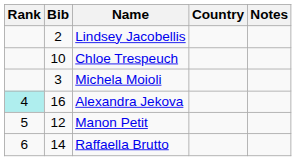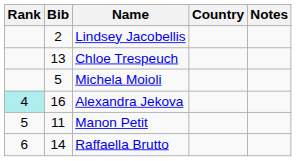(58, 58) 10 -> (58, 58) 13
(58, 79) 3 -> (58, 79) 5
(58, 123) 12 -> (58, 123) 11
